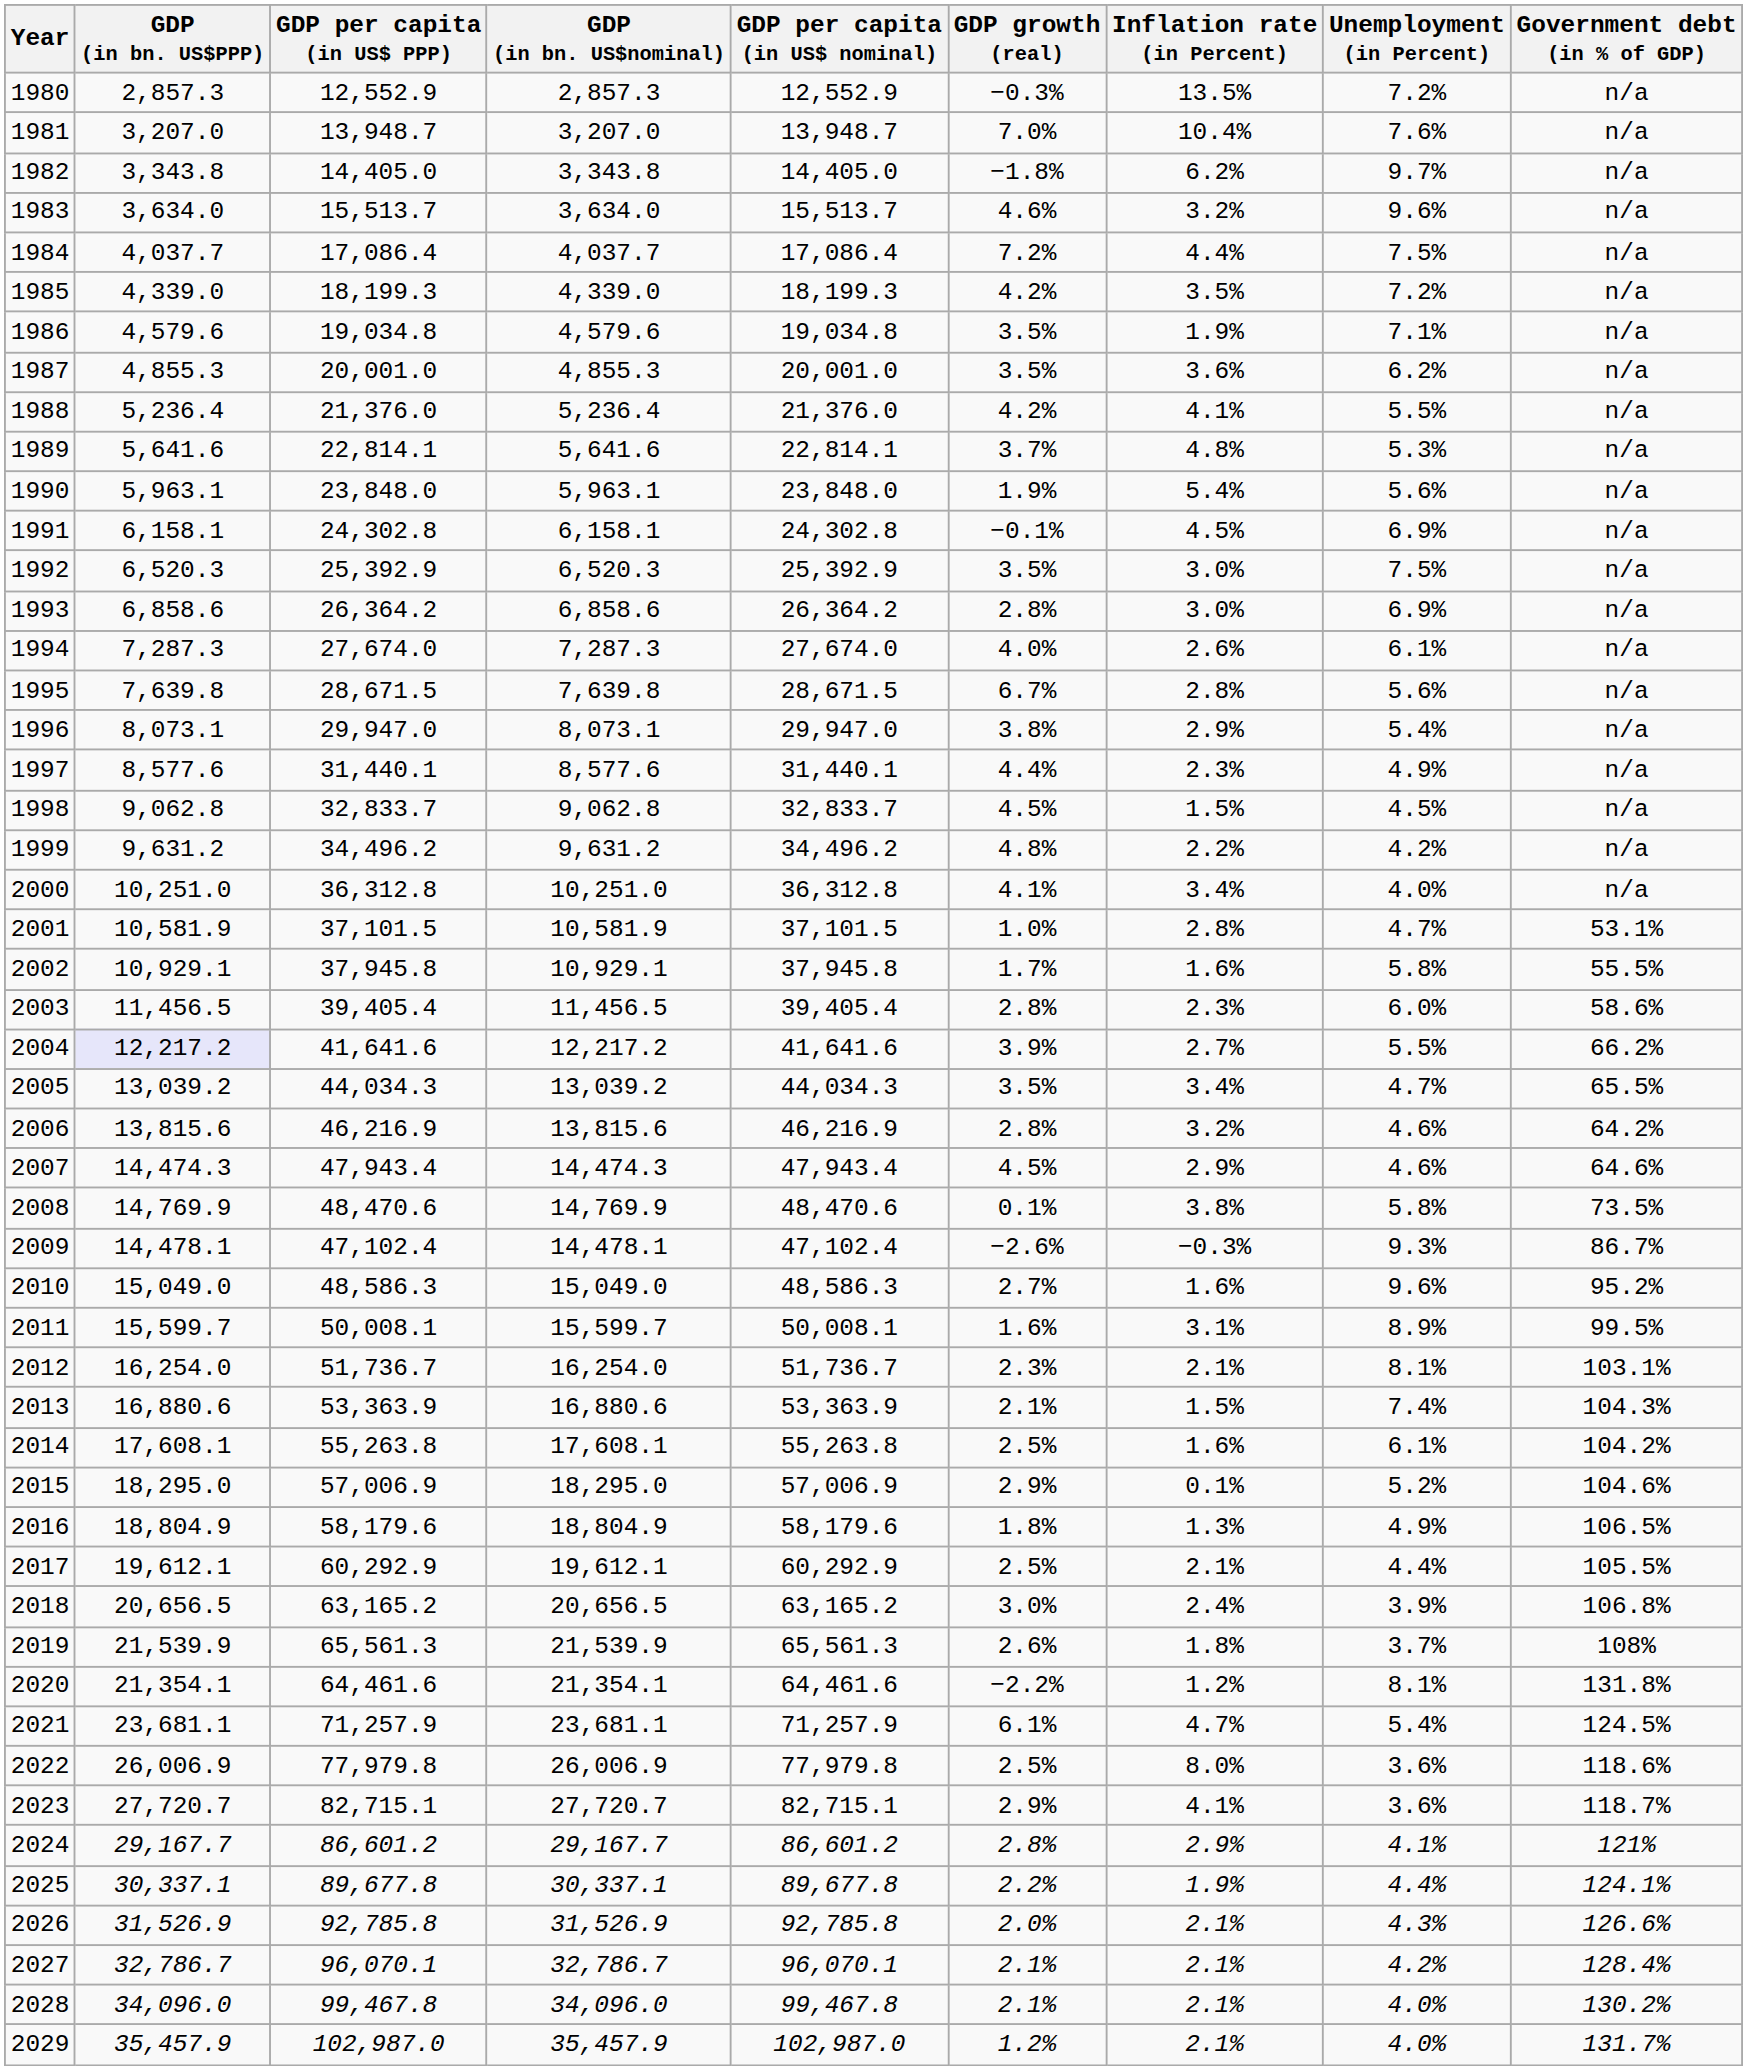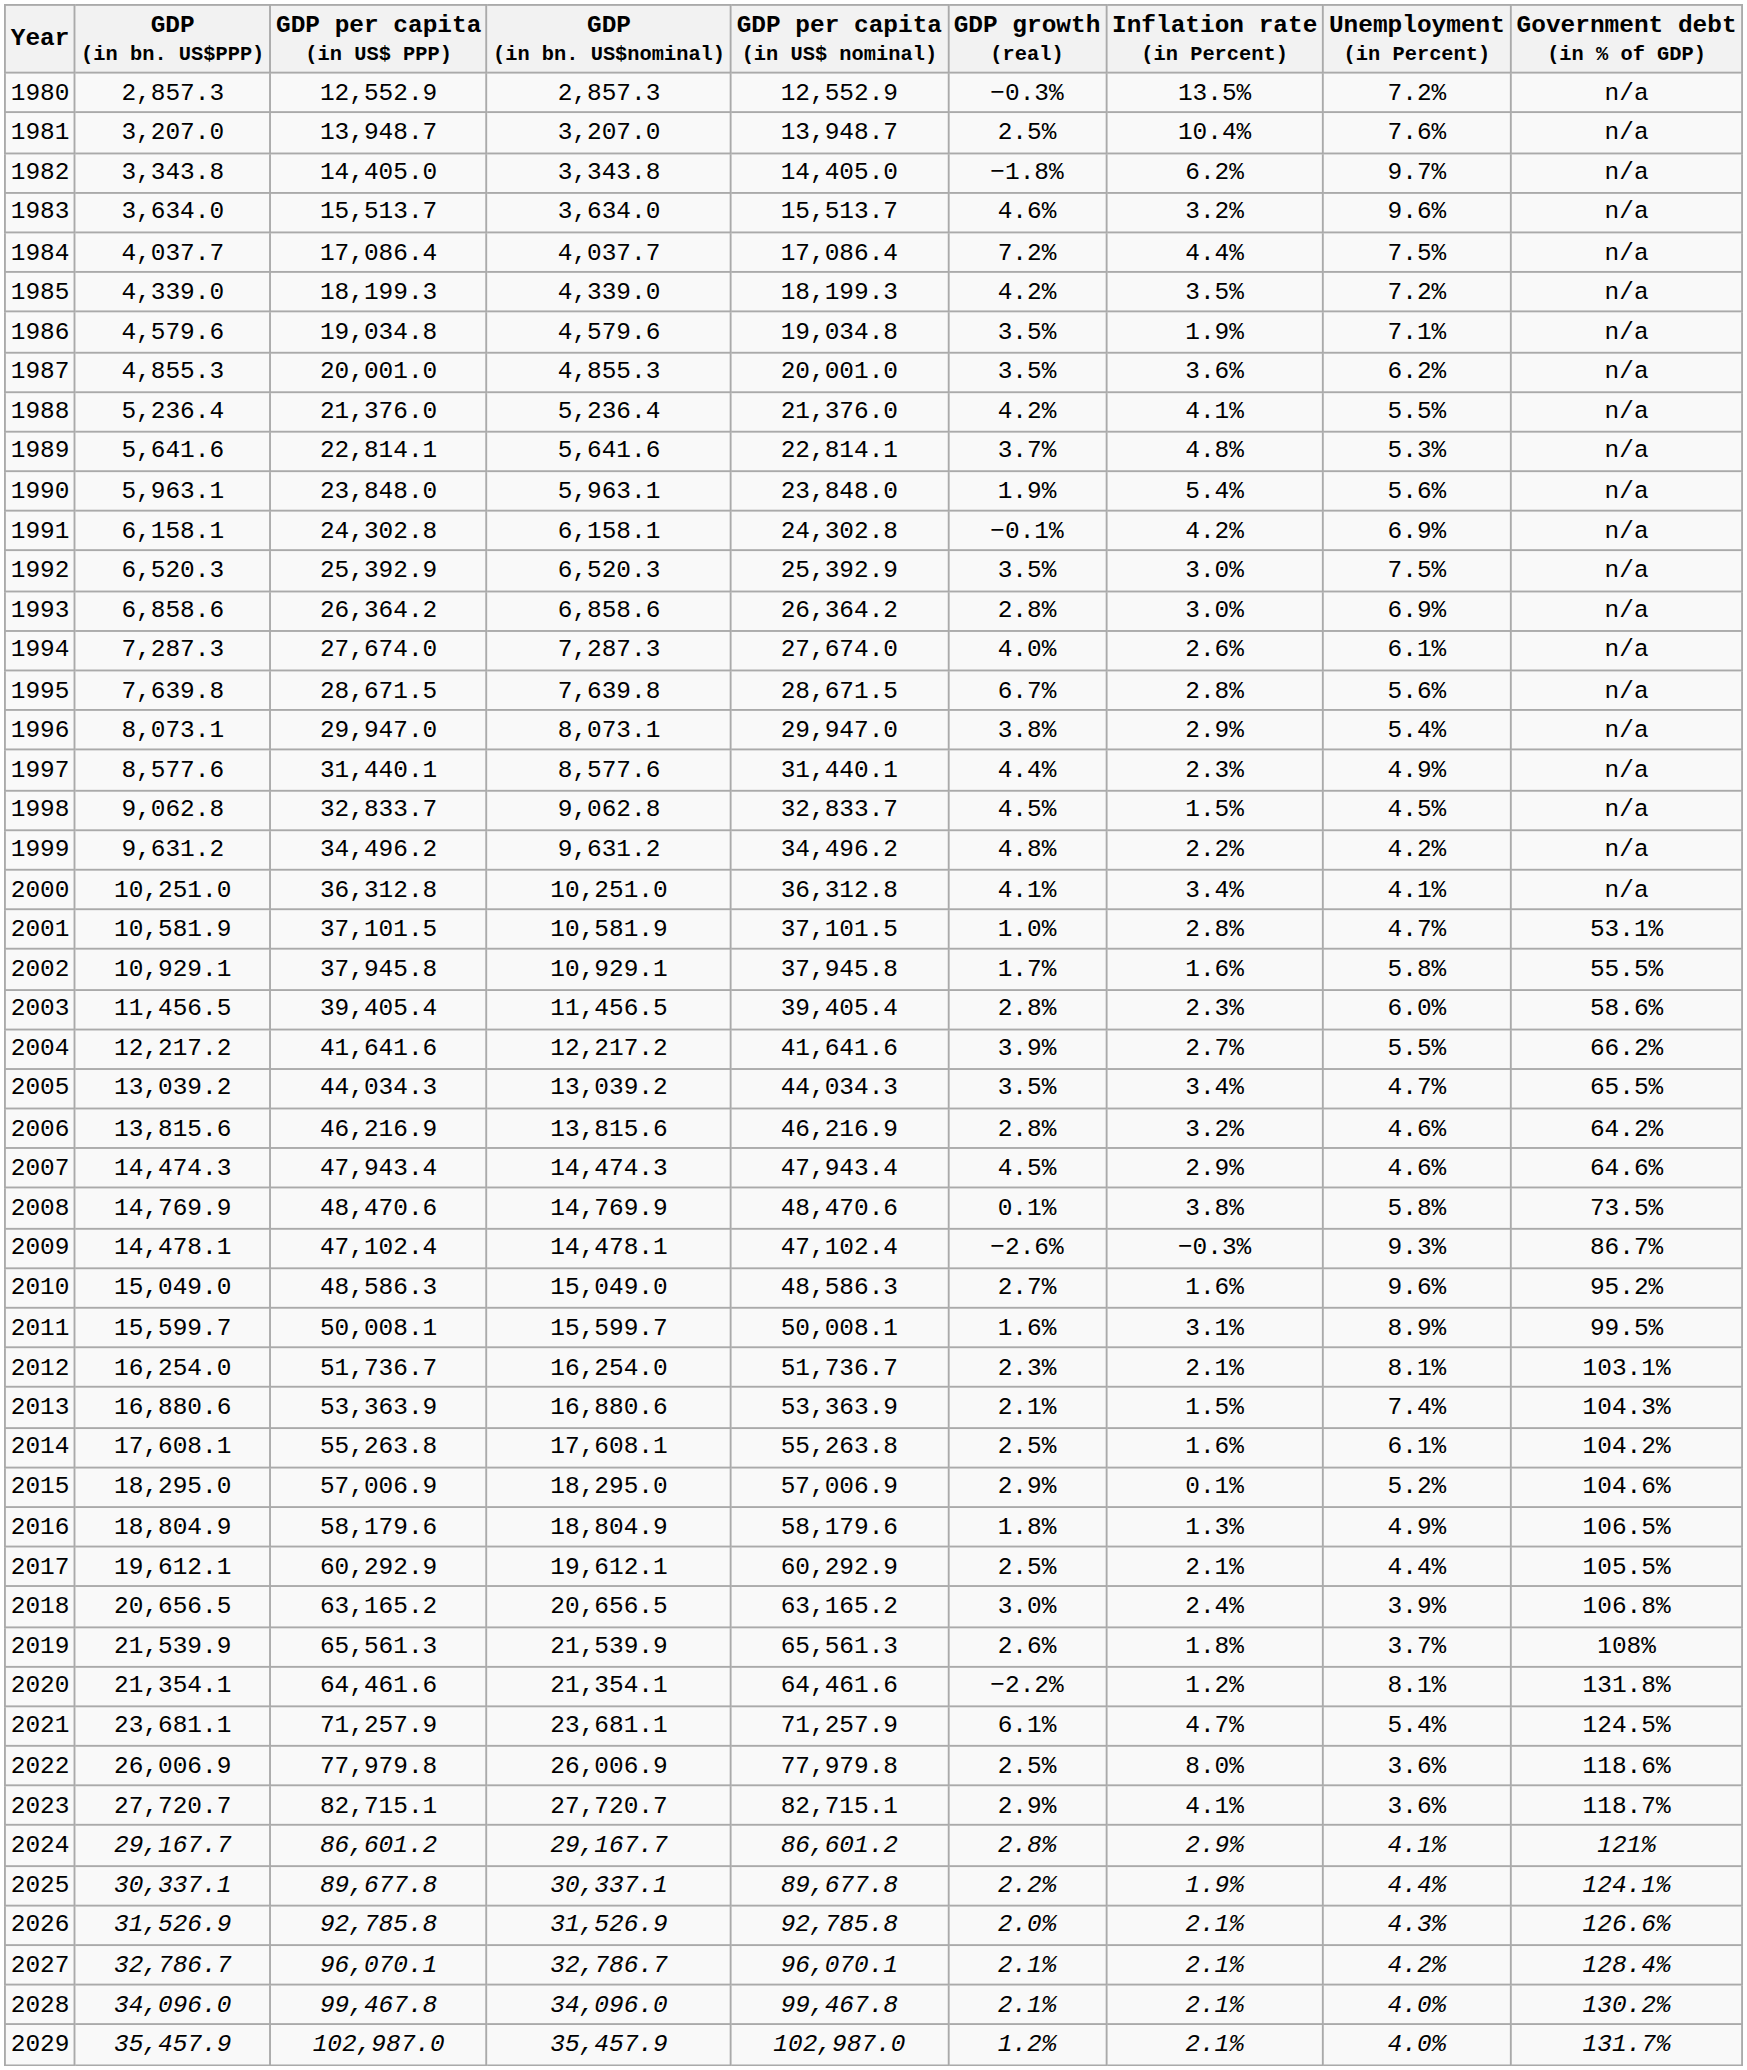(1027, 133) 7.0% -> (1027, 133) 2.5%
(1215, 531) 4.5% -> (1215, 531) 4.2%
(1417, 890) 4.0% -> (1417, 890) 4.1%
(173, 1049) lavender background -> (173, 1049) no background
